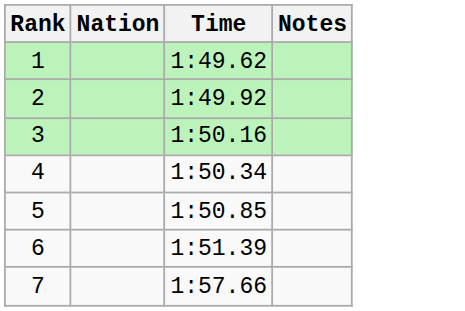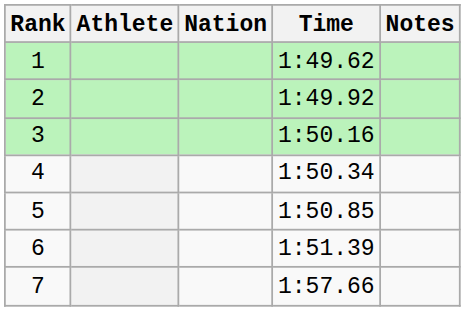+ column: (125, 24)
